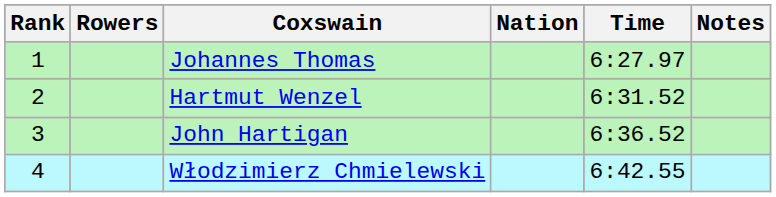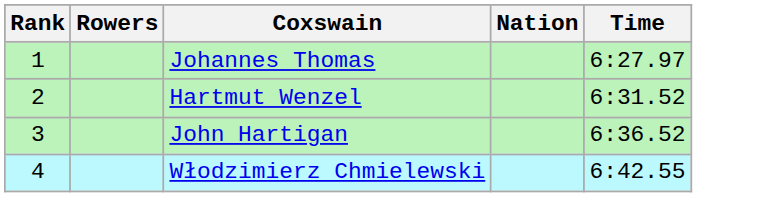- column: (731, 24)
